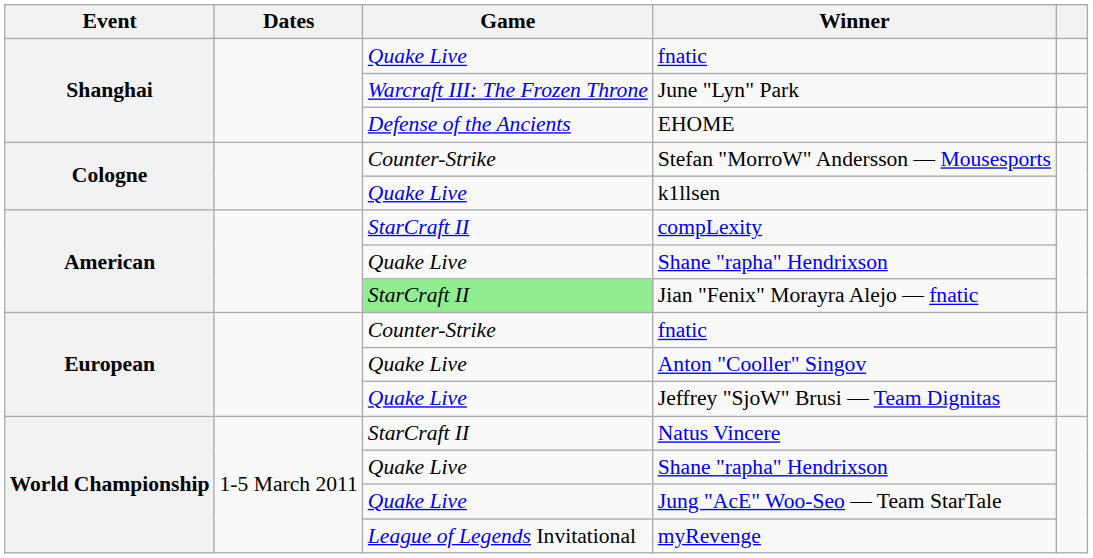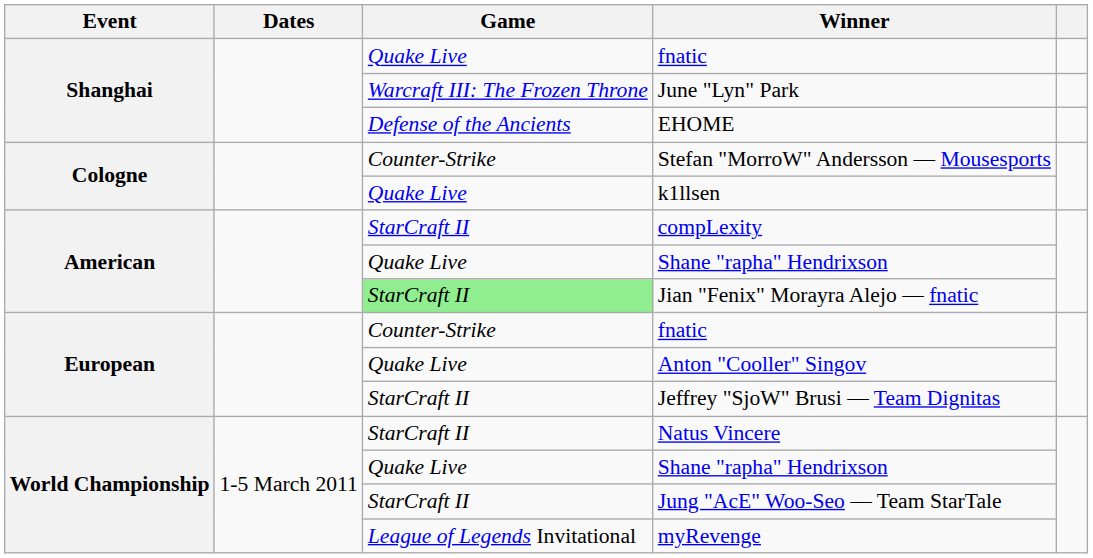(417, 398) Quake Live -> (419, 398) StarCraft II
(417, 501) Quake Live -> (419, 501) StarCraft II
